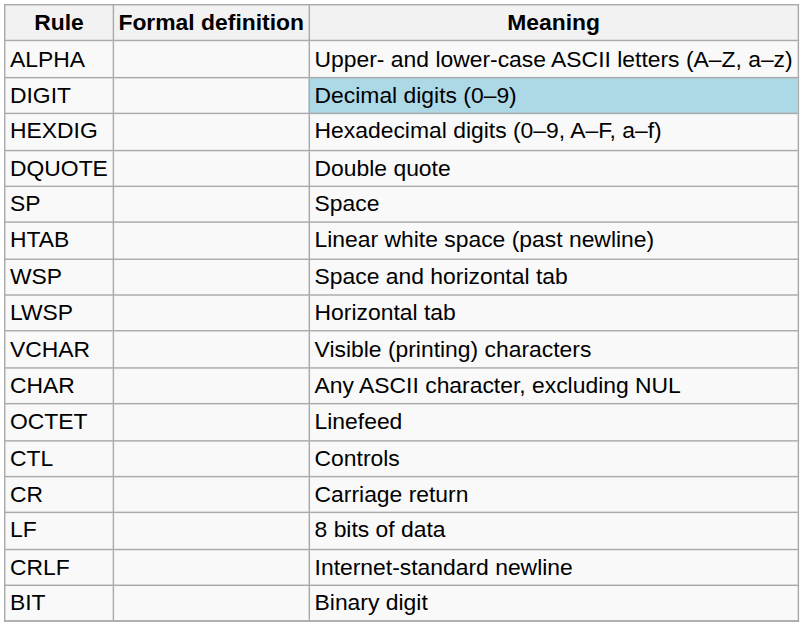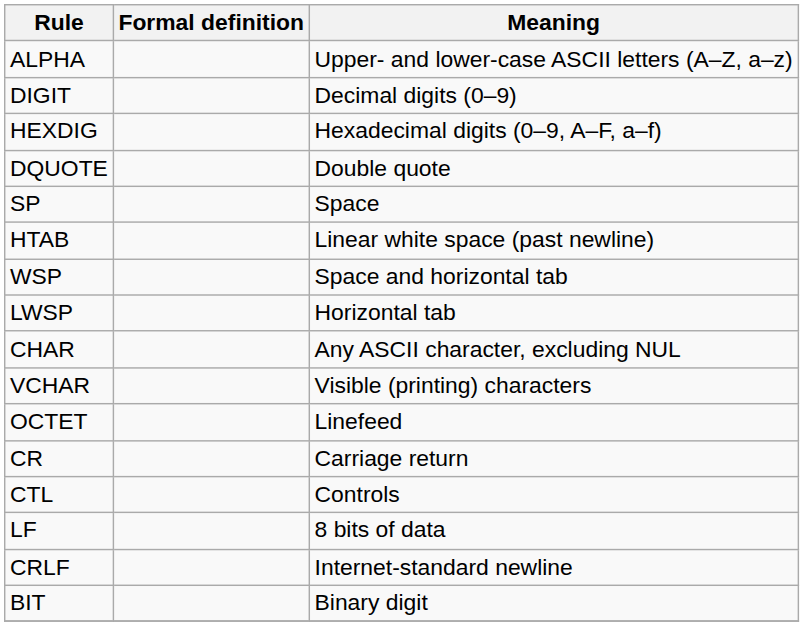(416, 95) lightblue background -> (416, 95) no background
rows swapped: (50, 349) <-> (42, 385)
rows swapped: (32, 458) <-> (27, 494)
